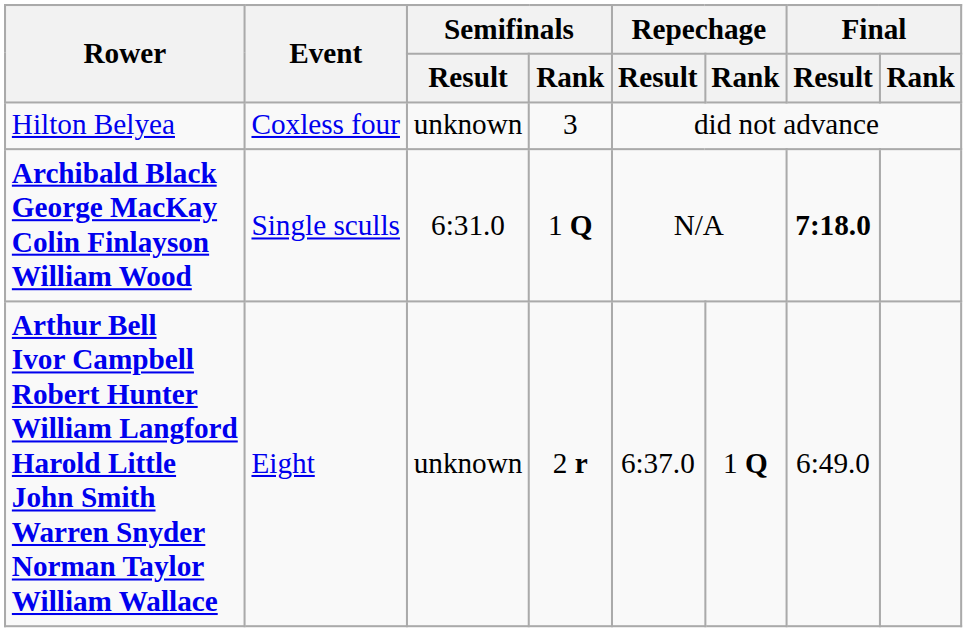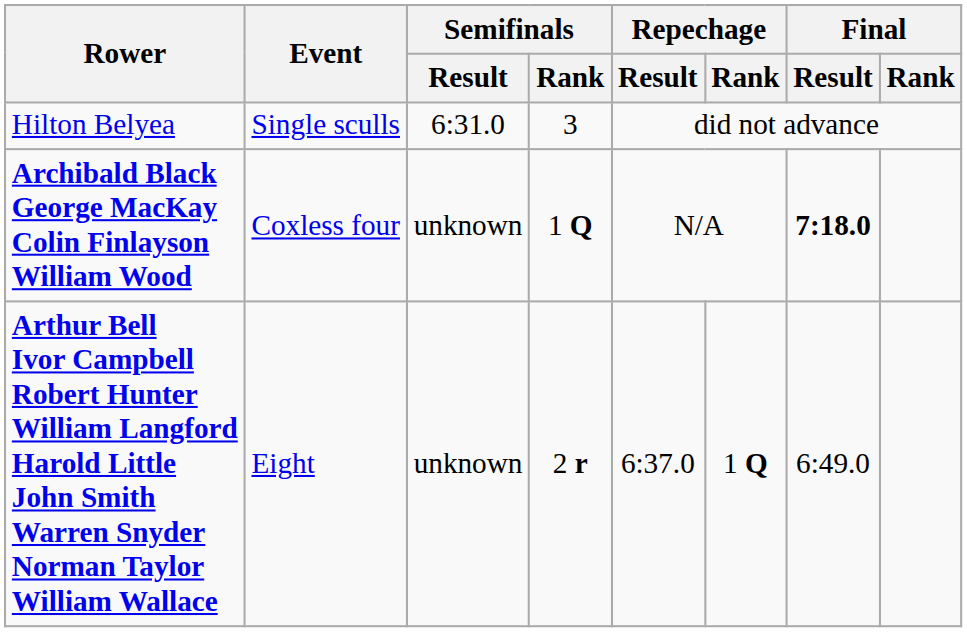(326, 125) Coxless four -> (326, 125) Single sculls
(468, 125) unknown -> (468, 125) 6:31.0
(326, 225) Single sculls -> (326, 225) Coxless four
(468, 225) 6:31.0 -> (468, 225) unknown
